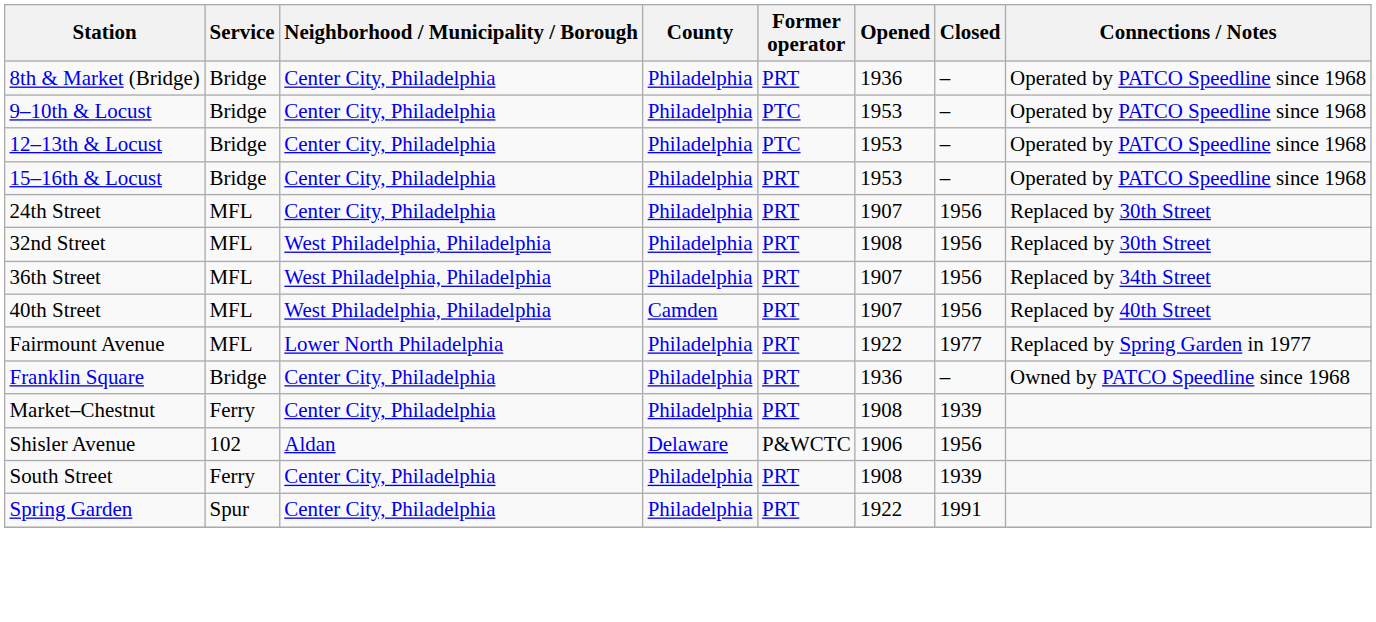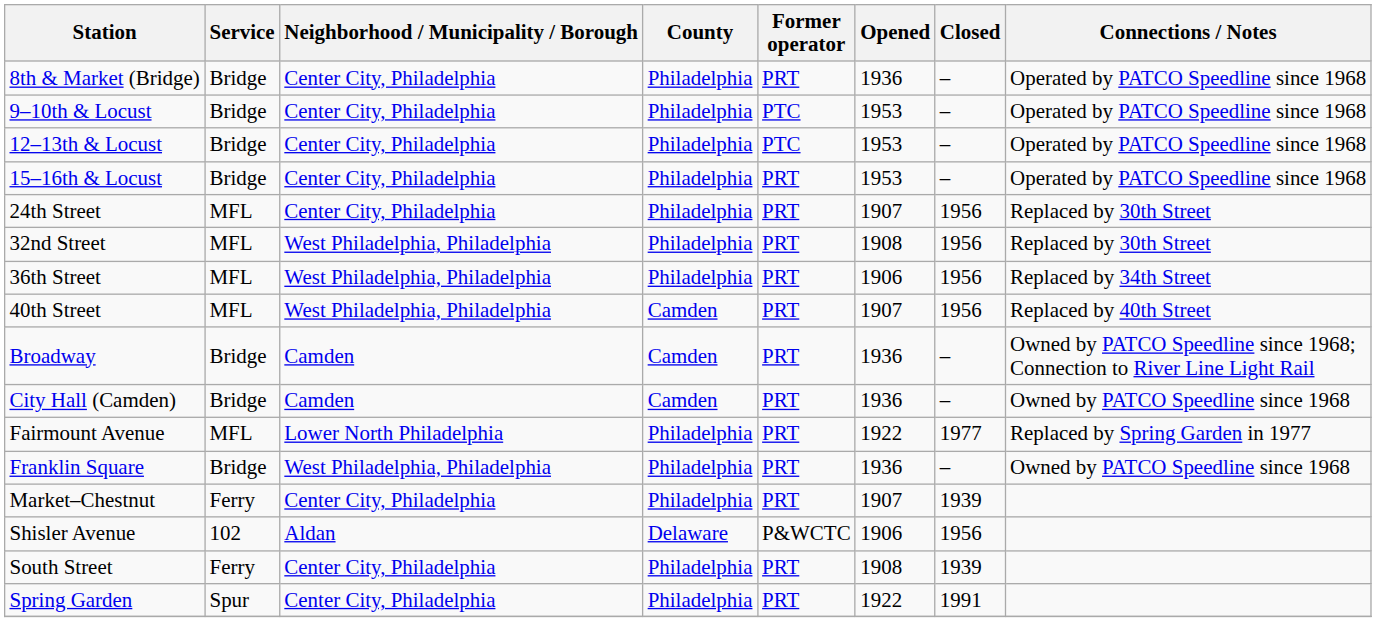(881, 277) 1907 -> (881, 277) 1906
+ row: (53, 355)
+ row: (93, 400)
(390, 377) Center City, Philadelphia -> (418, 467) West Philadelphia, Philadelphia
(881, 410) 1908 -> (881, 500) 1907
